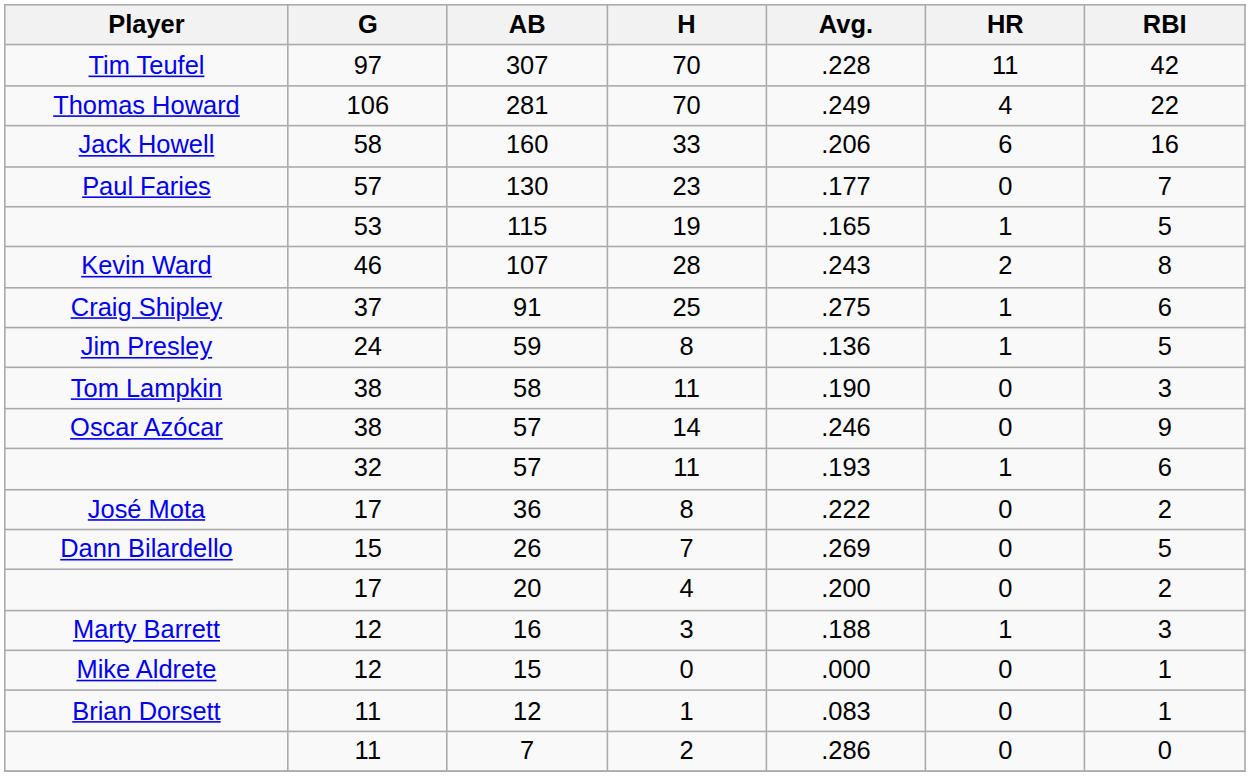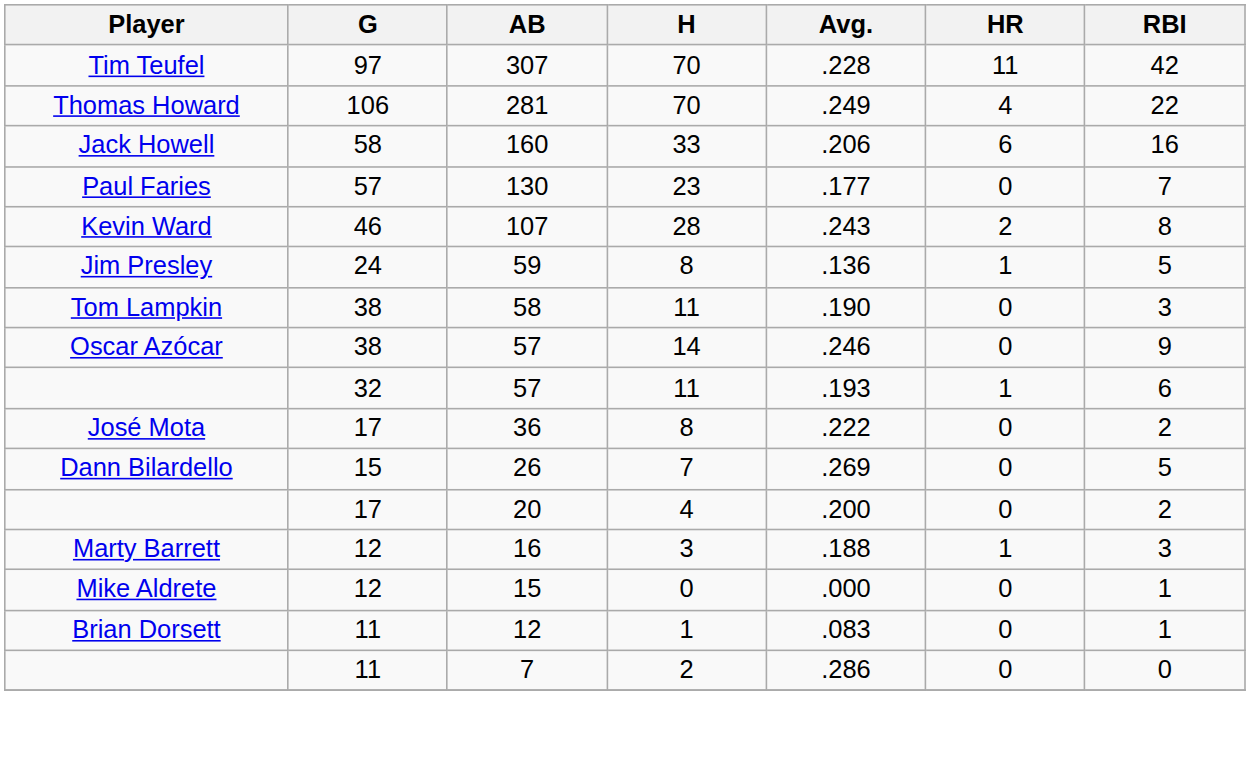- row: (146, 227)
- row: (146, 307)
